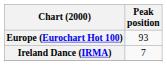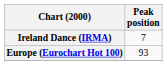rows swapped: (65, 38) <-> (65, 53)
